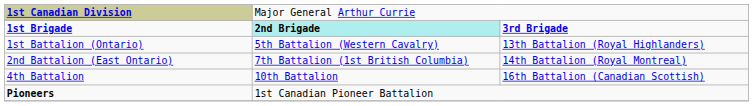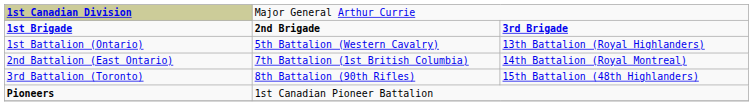(287, 29) paleturquoise background -> (287, 29) no background
+ row: (75, 77)
- row: (45, 77)
